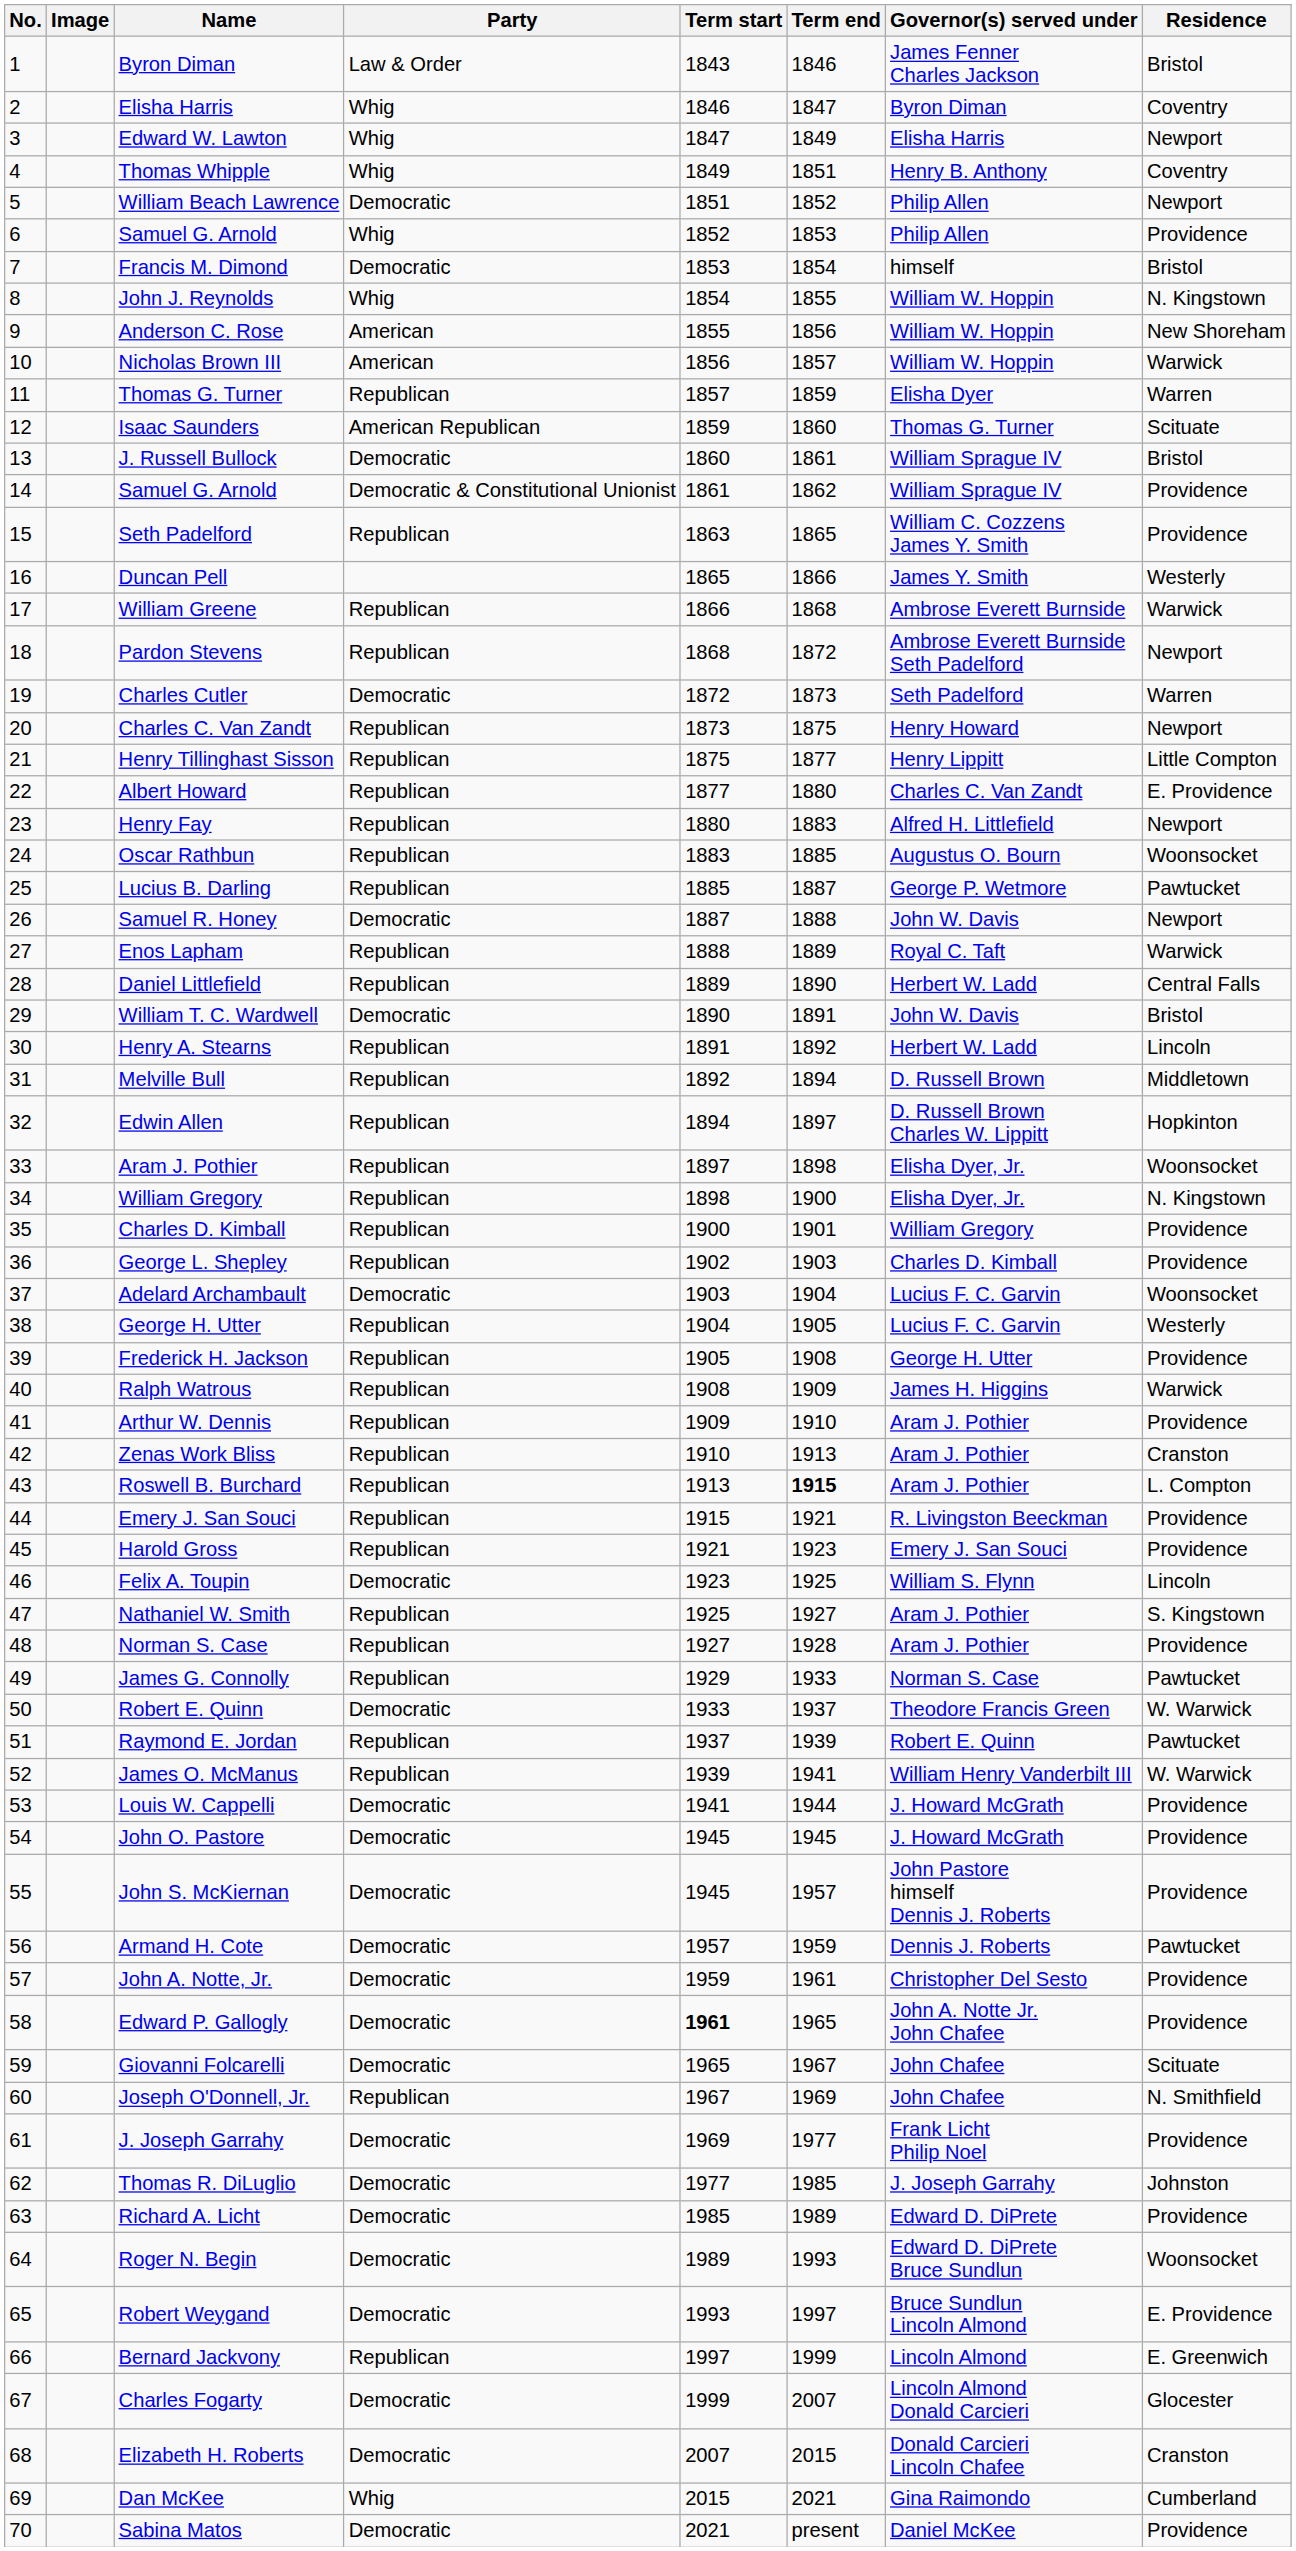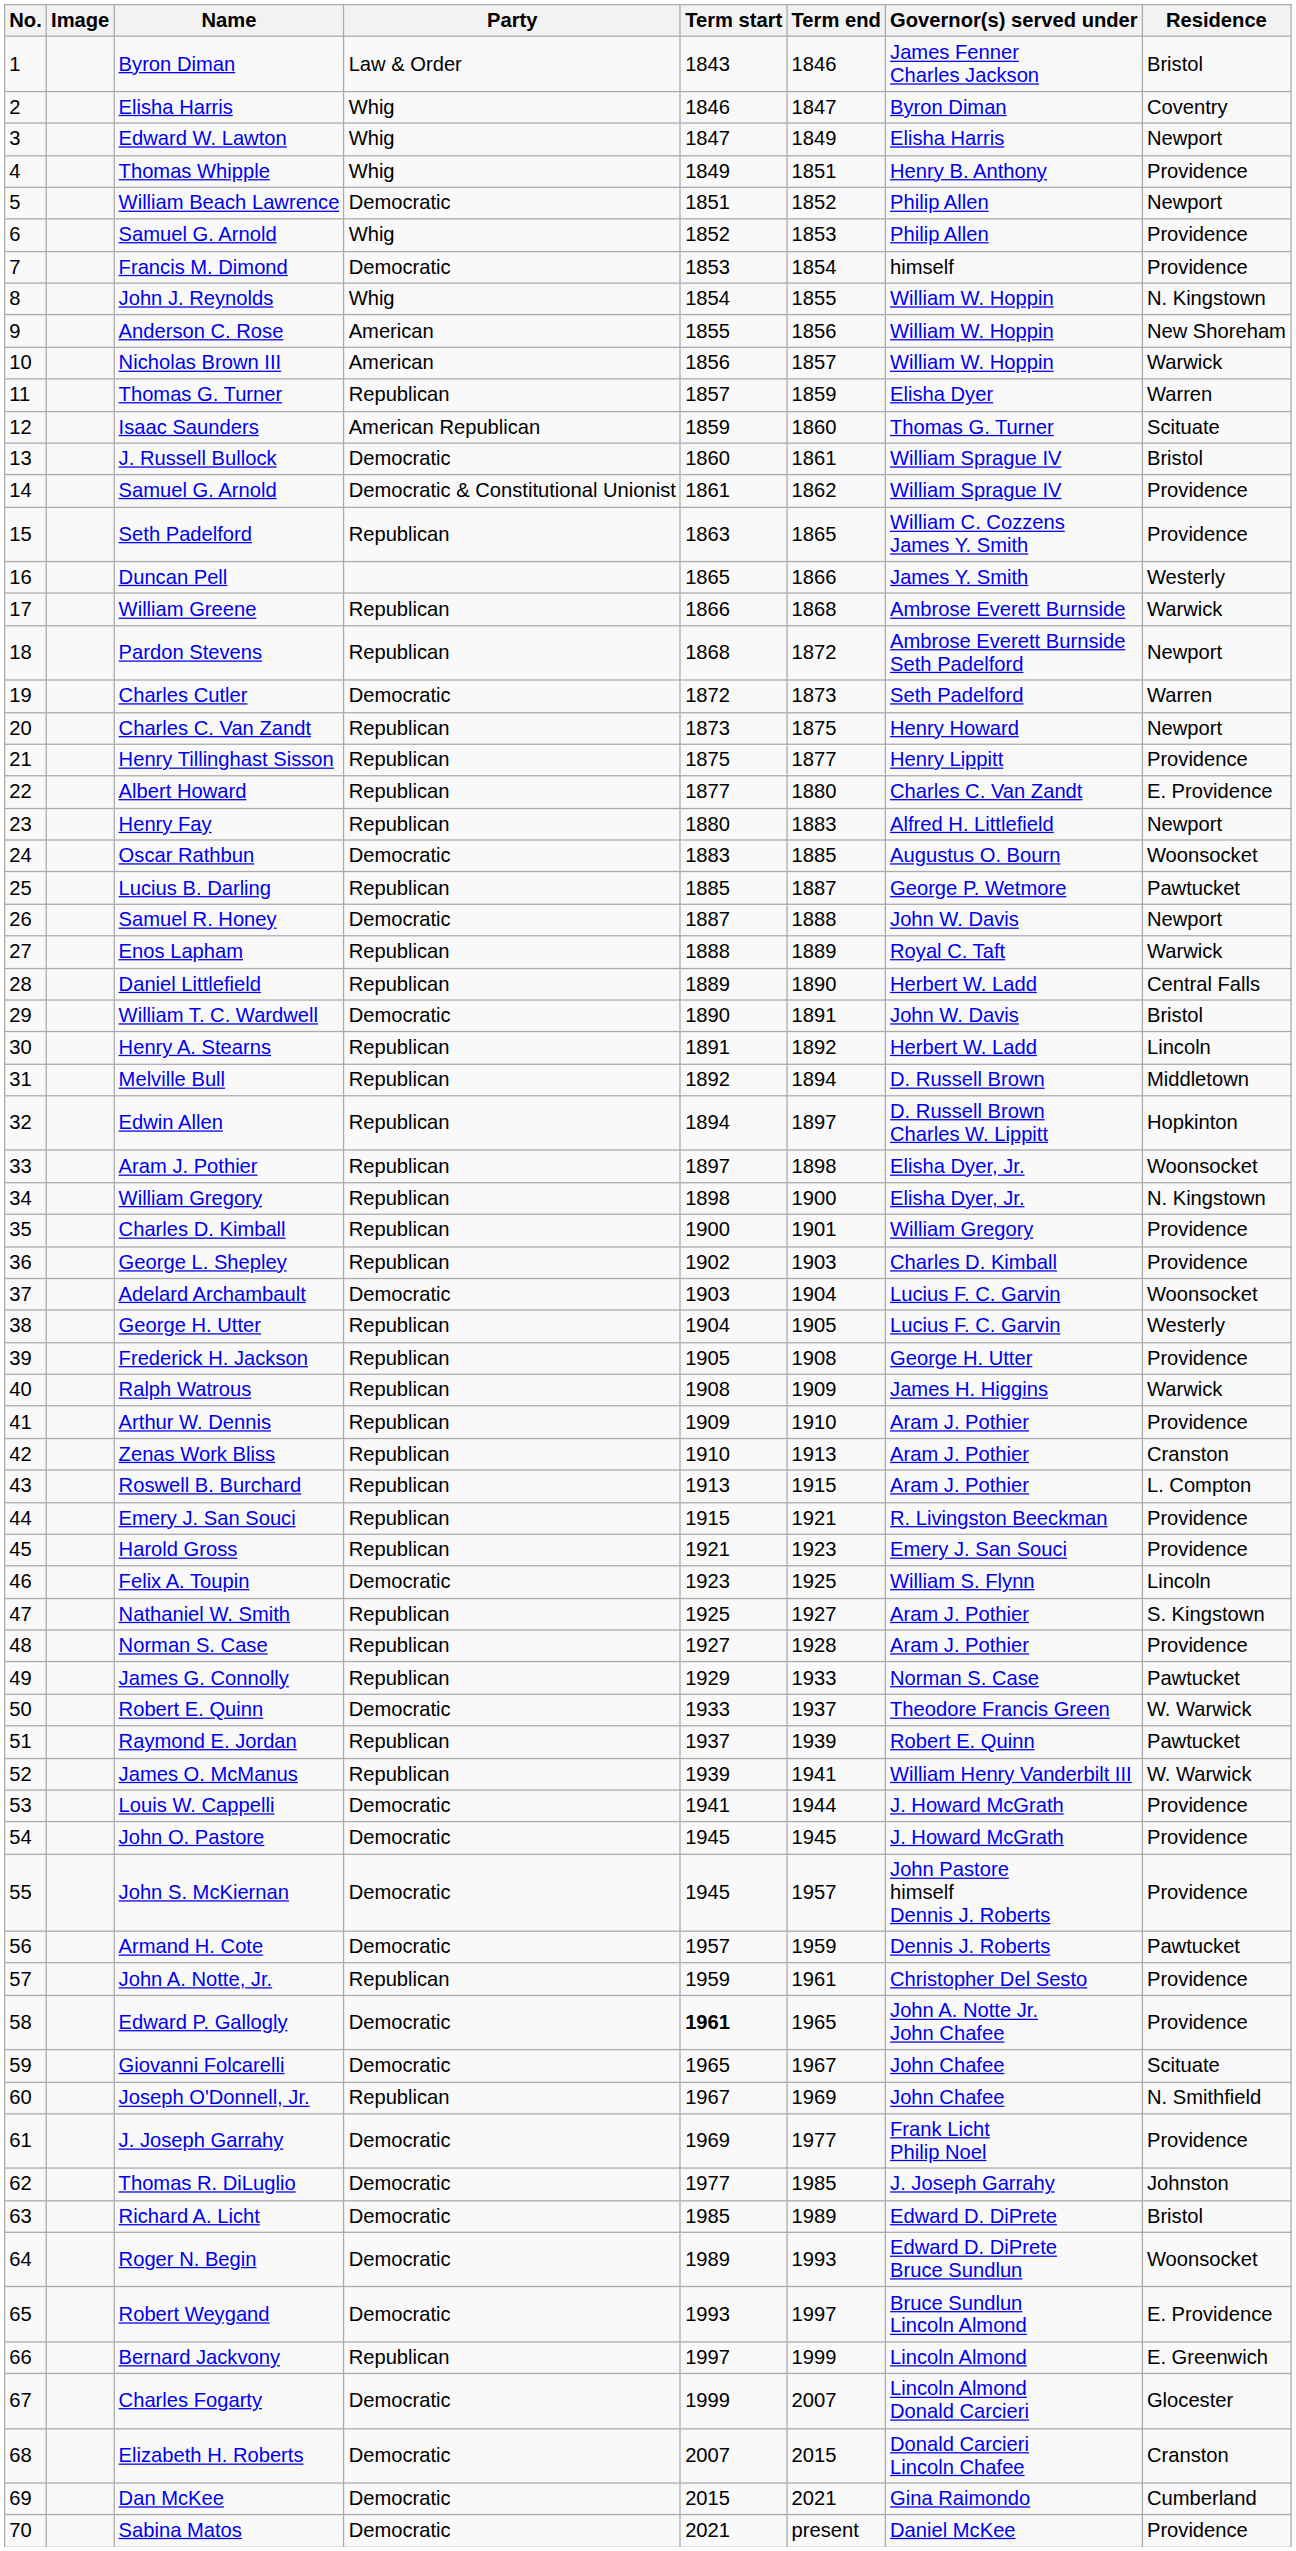(1187, 171) Coventry -> (1197, 171) Providence
(1175, 266) Bristol -> (1197, 266) Providence
(1212, 759) Little Compton -> (1197, 759) Providence
(399, 855) Republican -> (400, 855) Democratic
(814, 1486) bold -> (814, 1486) normal
(400, 1978) Democratic -> (399, 1978) Republican
(1197, 2216) Providence -> (1175, 2216) Bristol
(372, 2498) Whig -> (400, 2498) Democratic
